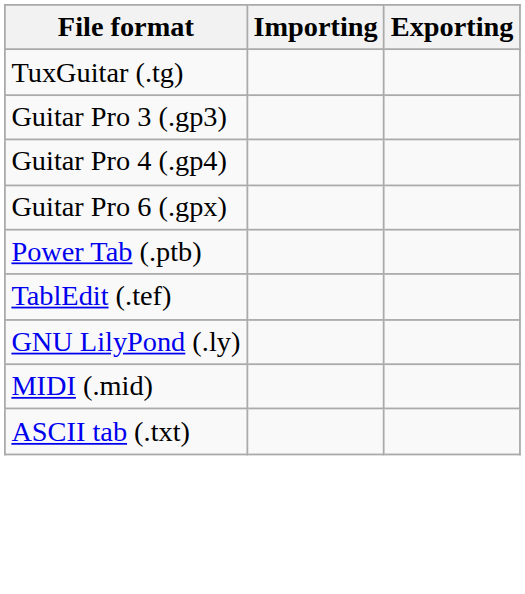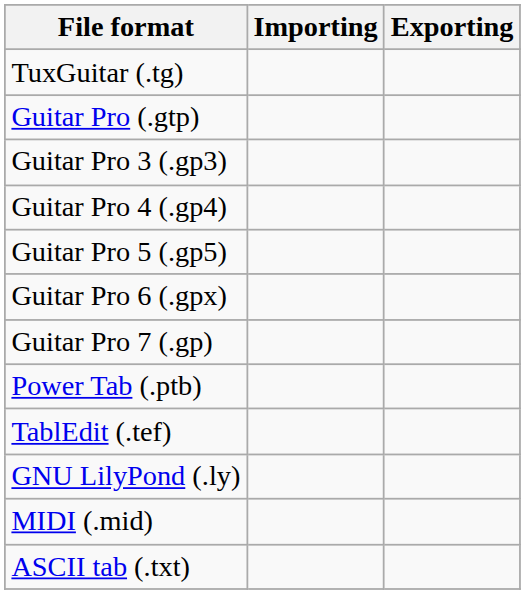+ row: (105, 116)
+ row: (119, 251)
+ row: (112, 341)
